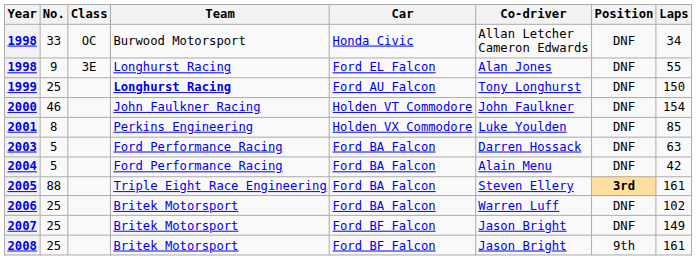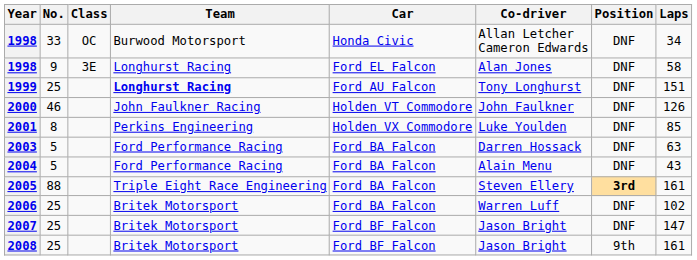(674, 68) 55 -> (674, 68) 58
(674, 88) 150 -> (674, 88) 151
(674, 108) 154 -> (674, 108) 126
(674, 167) 42 -> (674, 167) 43
(674, 226) 149 -> (674, 226) 147
